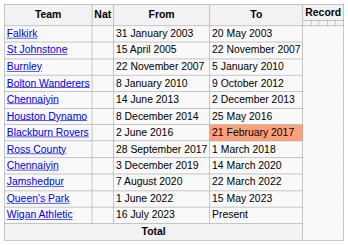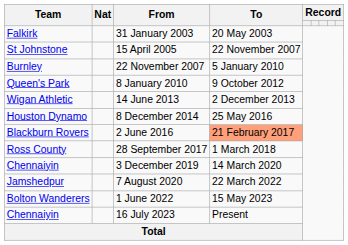(48, 83) Bolton Wanderers -> (38, 83) Queen's Park
(33, 100) Chennaiyin -> (40, 100) Wigan Athletic
(38, 198) Queen's Park -> (48, 198) Bolton Wanderers
(40, 215) Wigan Athletic -> (33, 215) Chennaiyin
